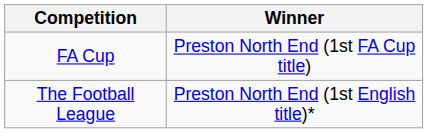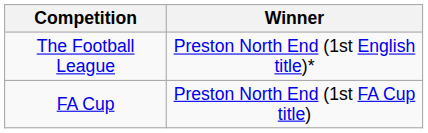rows swapped: (86, 56) <-> (86, 103)
